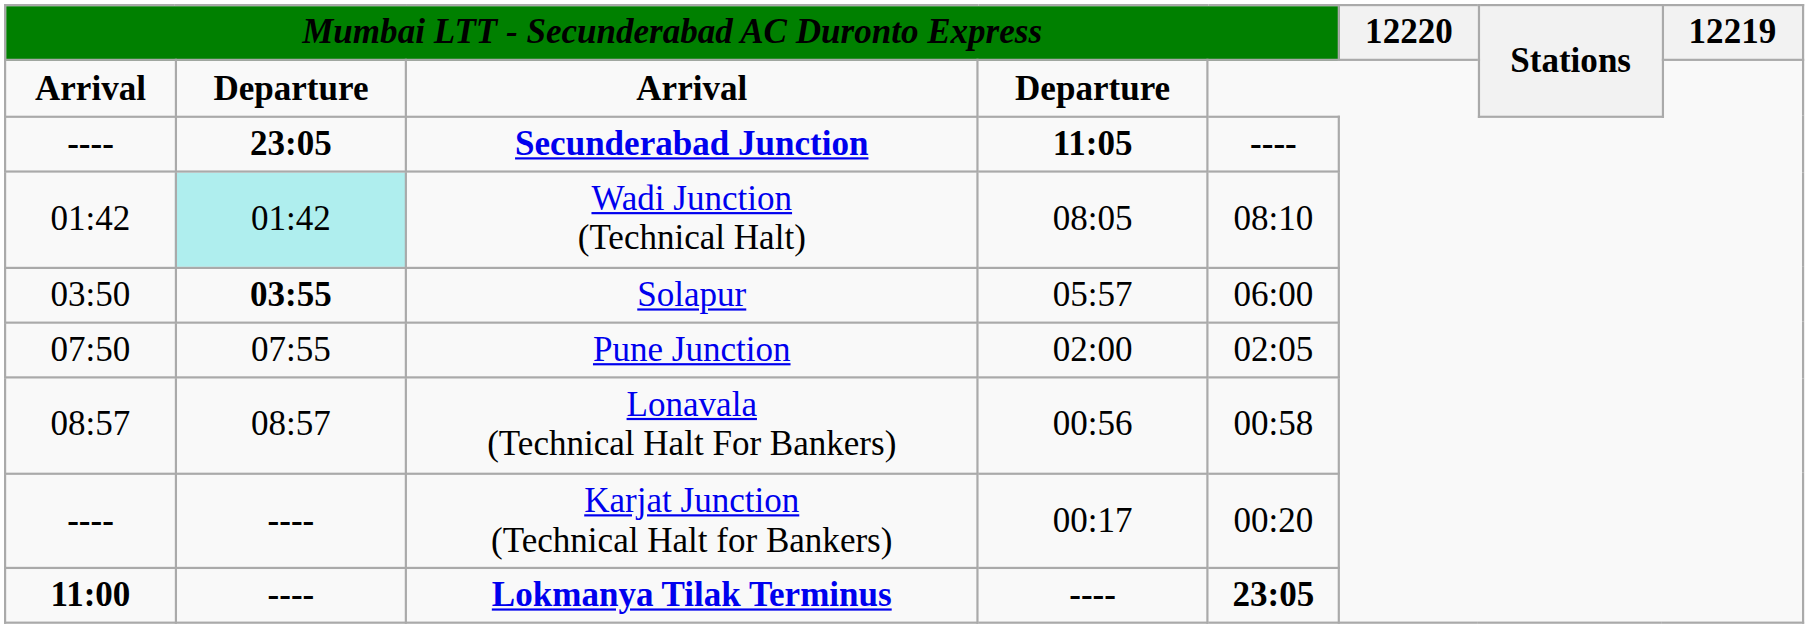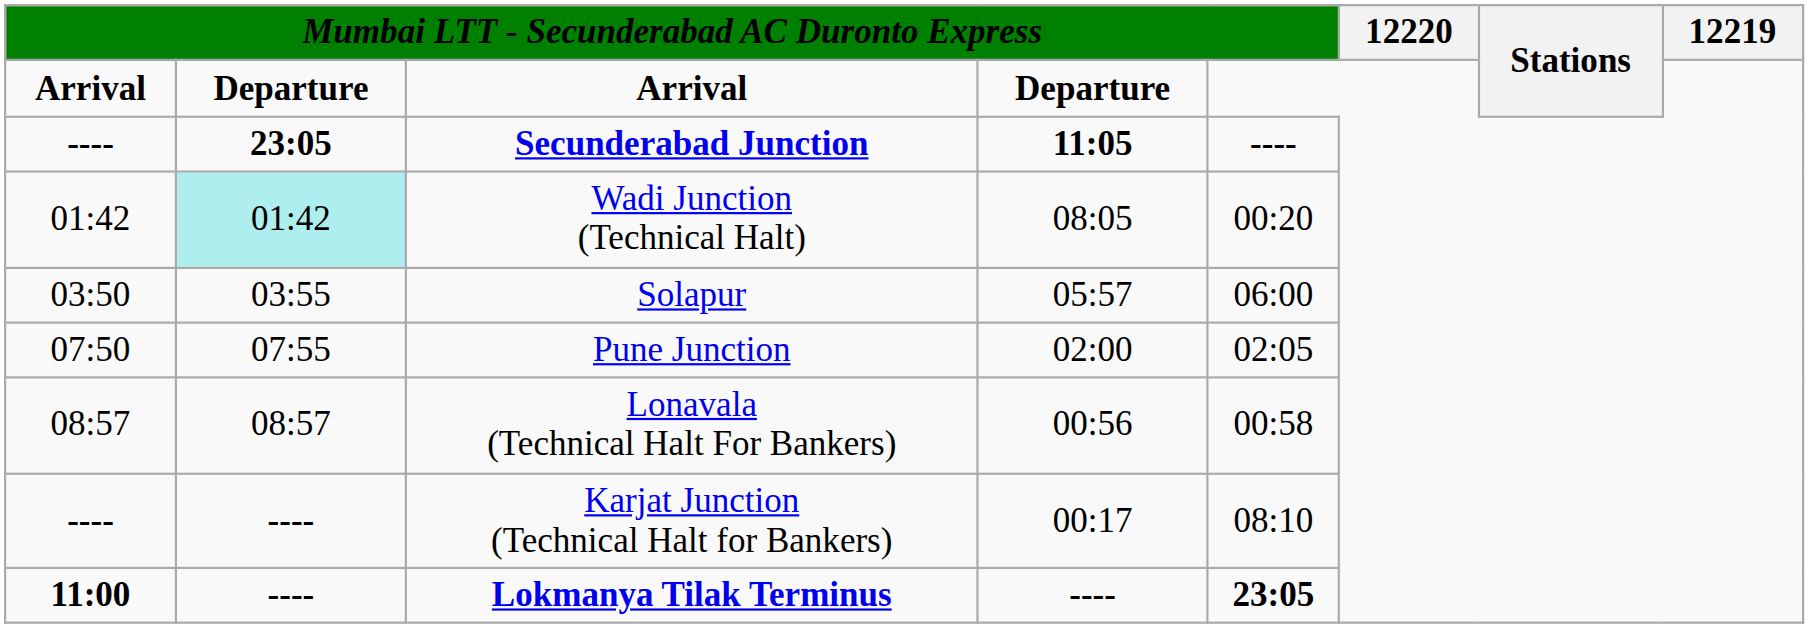(1273, 218) 08:10 -> (1273, 218) 00:20
(291, 293) bold -> (291, 293) normal
(1273, 519) 00:20 -> (1273, 519) 08:10
